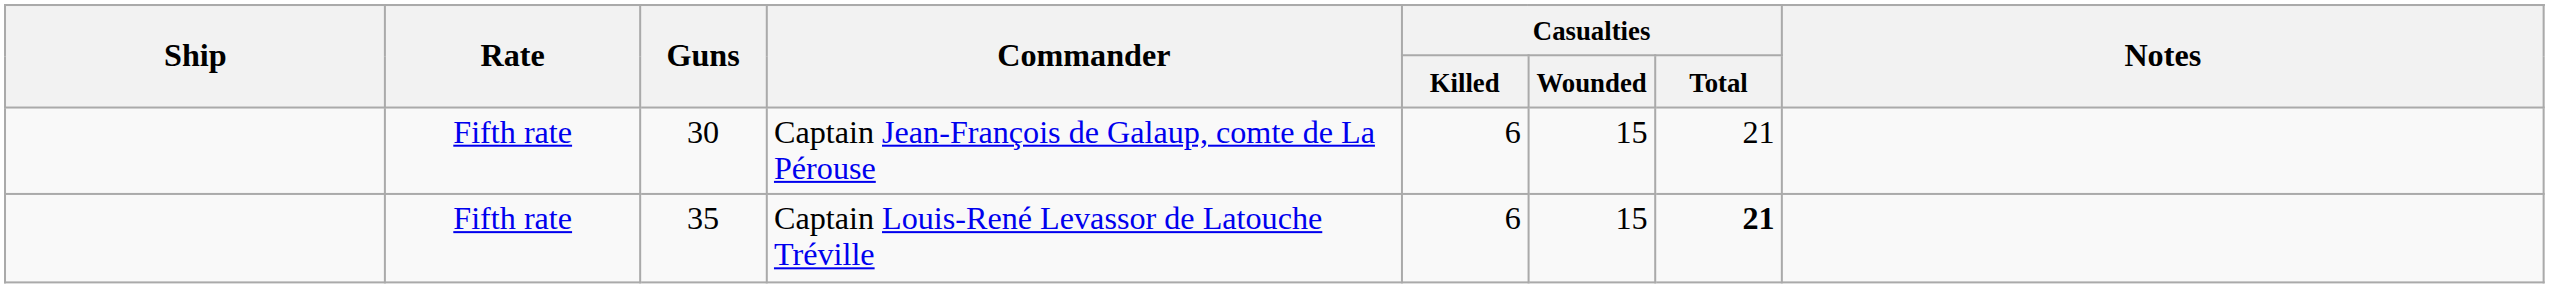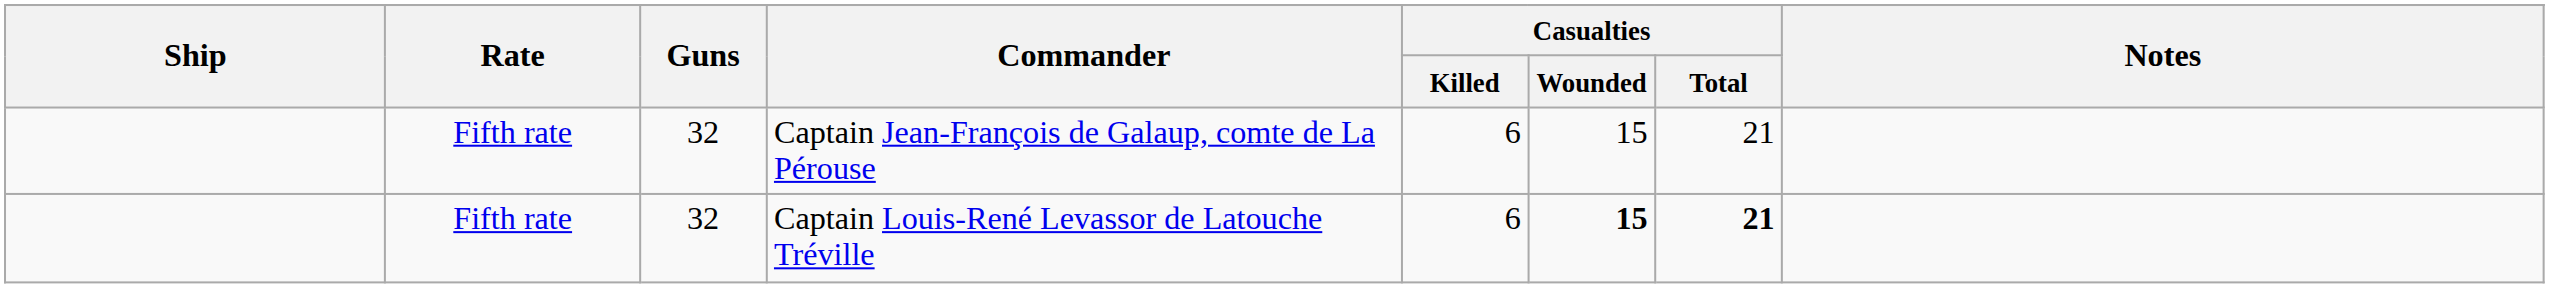(703, 132) 30 -> (703, 132) 32
(703, 219) 35 -> (703, 219) 32
(1632, 219) normal -> (1632, 219) bold
